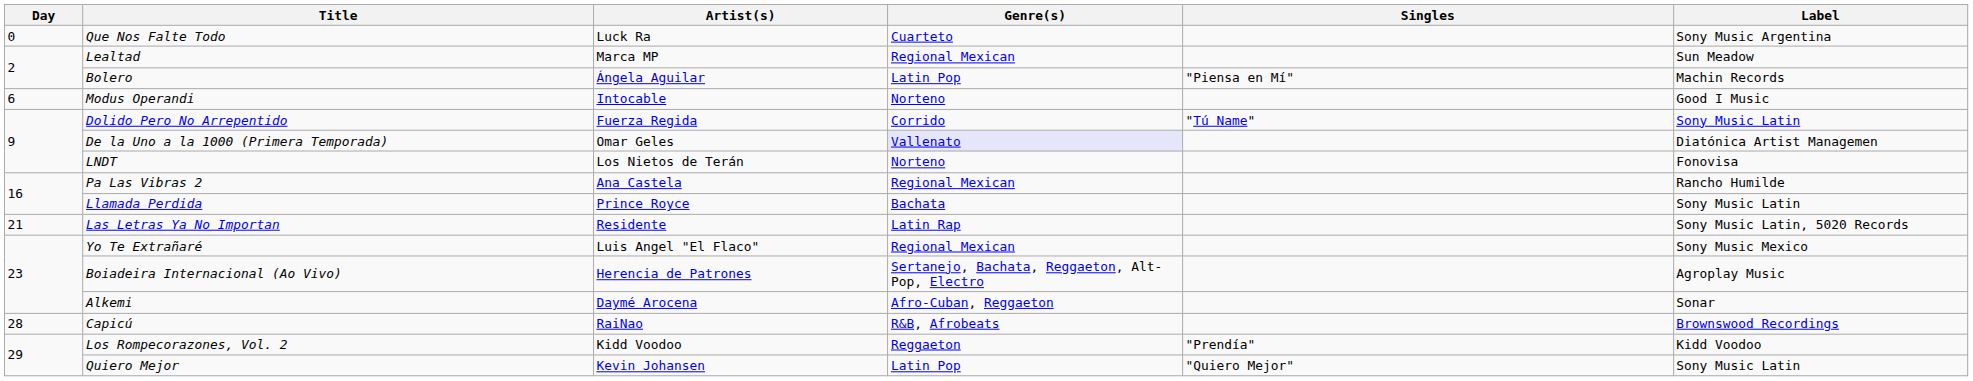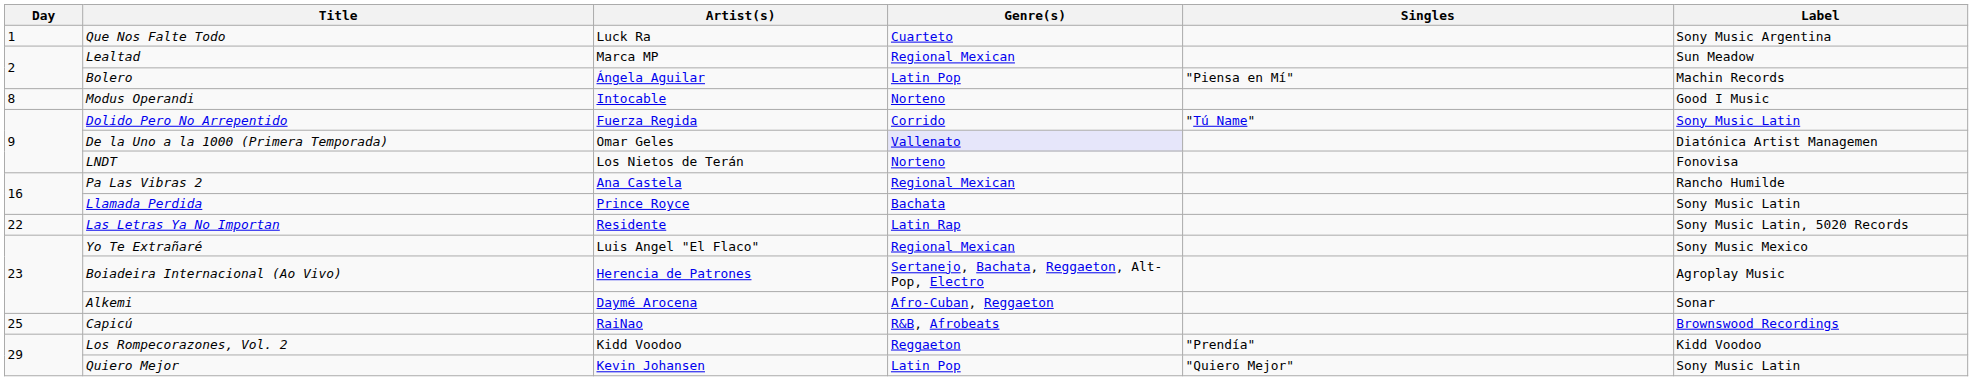(11, 36) 0 -> (11, 36) 1
(11, 99) 6 -> (11, 99) 8
(15, 225) 21 -> (15, 225) 22
(15, 323) 28 -> (15, 323) 25
